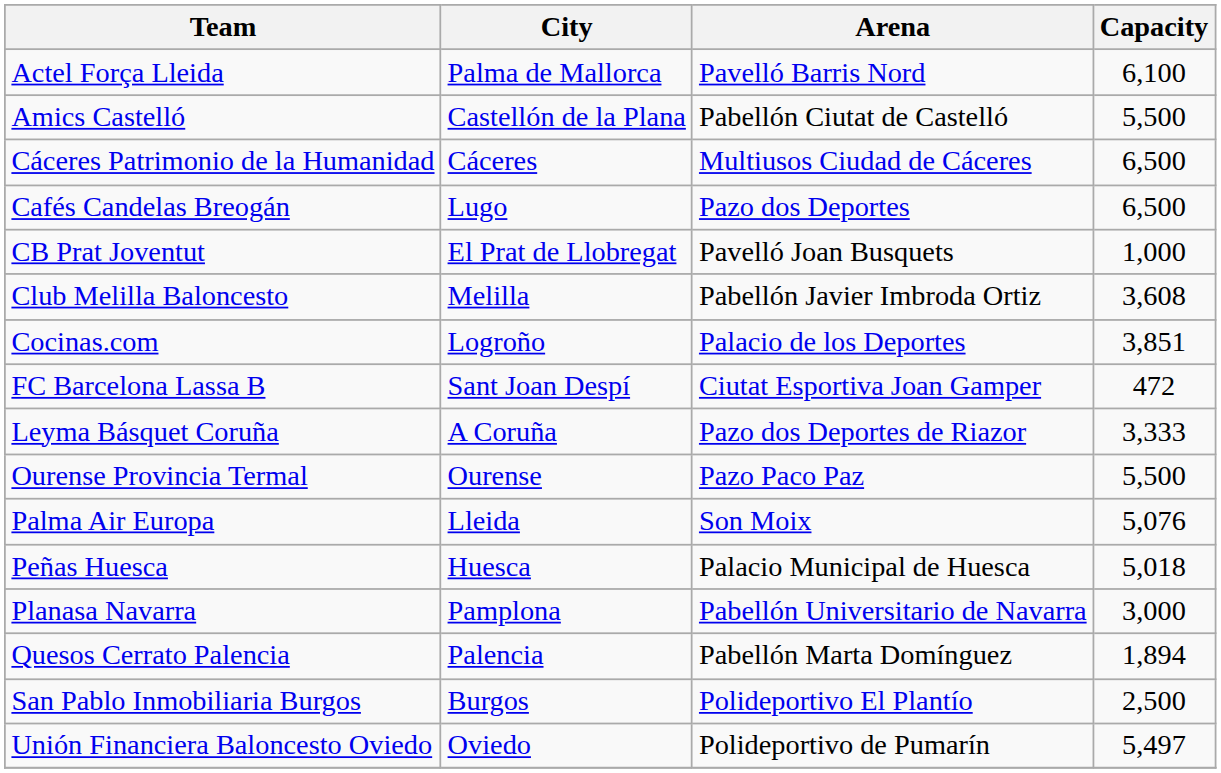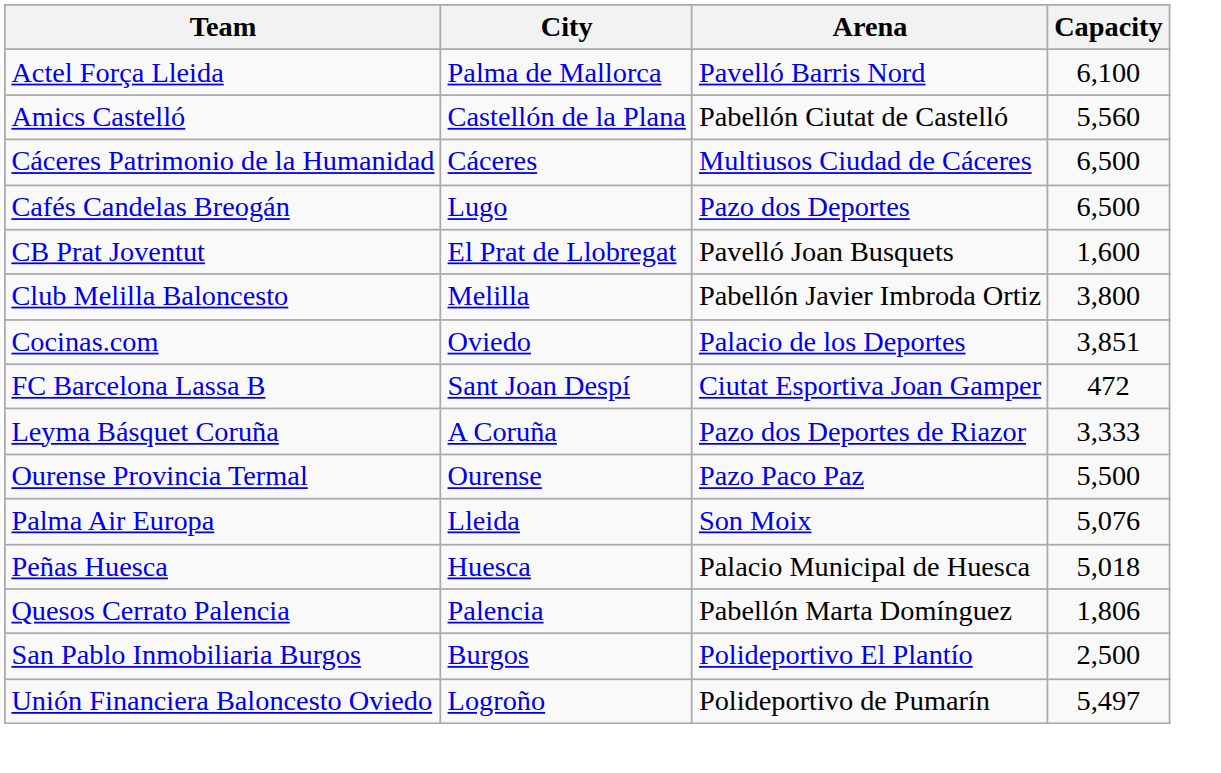(1154, 116) 5,500 -> (1108, 116) 5,560
(1154, 251) 1,000 -> (1108, 251) 1,600
(1154, 296) 3,608 -> (1108, 296) 3,800
(496, 341) Logroño -> (489, 341) Oviedo
- row: (104, 610)
(1154, 655) 1,894 -> (1108, 610) 1,806
(489, 745) Oviedo -> (496, 700) Logroño
